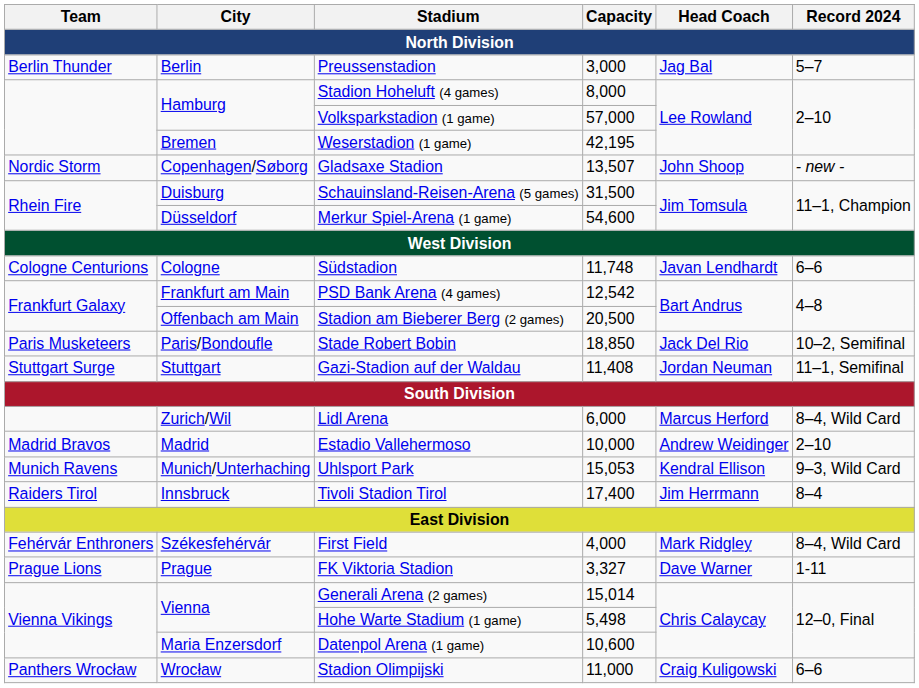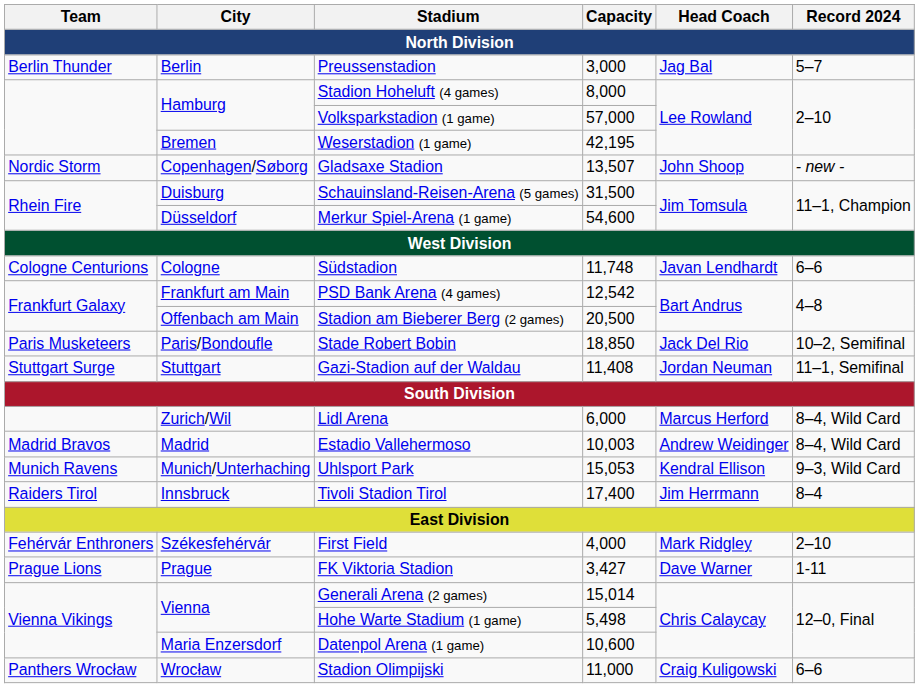(610, 444) 10,000 -> (610, 444) 10,003
(813, 444) 2–10 -> (848, 444) 8–4, Wild Card
(848, 544) 8–4, Wild Card -> (813, 544) 2–10
(606, 569) 3,327 -> (606, 569) 3,427
